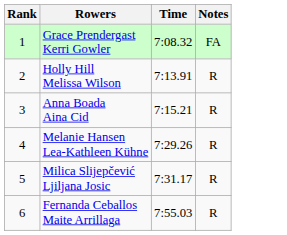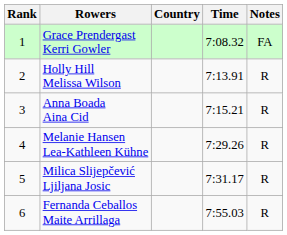+ column: (177, 14)
